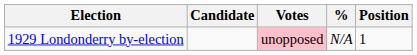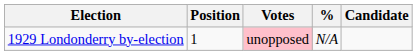columns swapped: (222, 15) <-> (384, 15)
